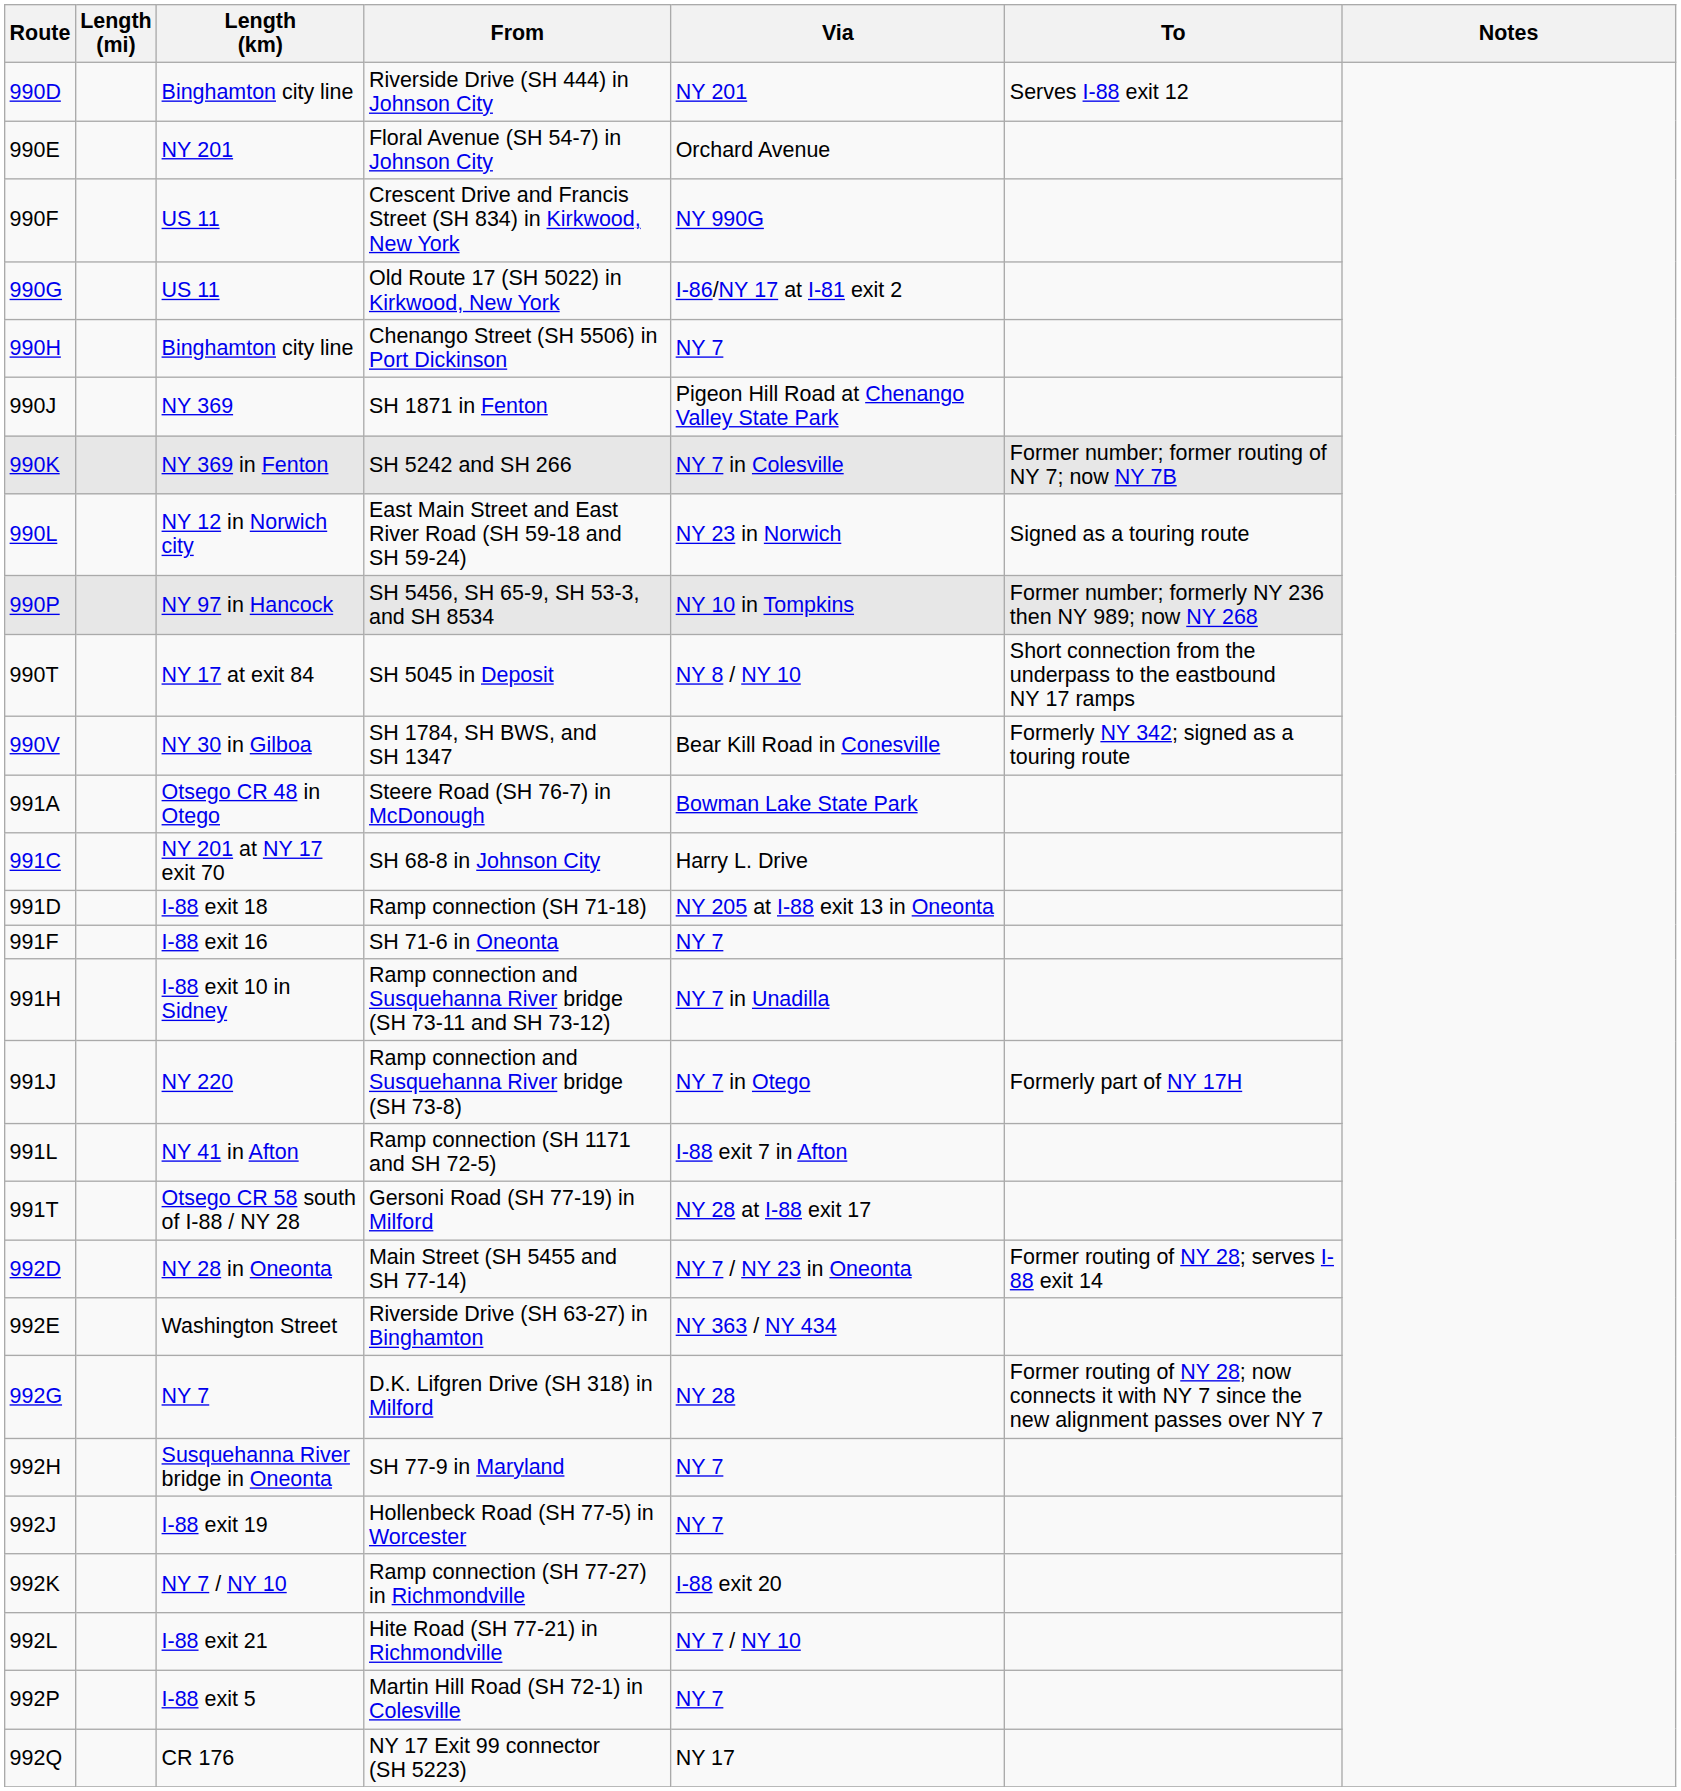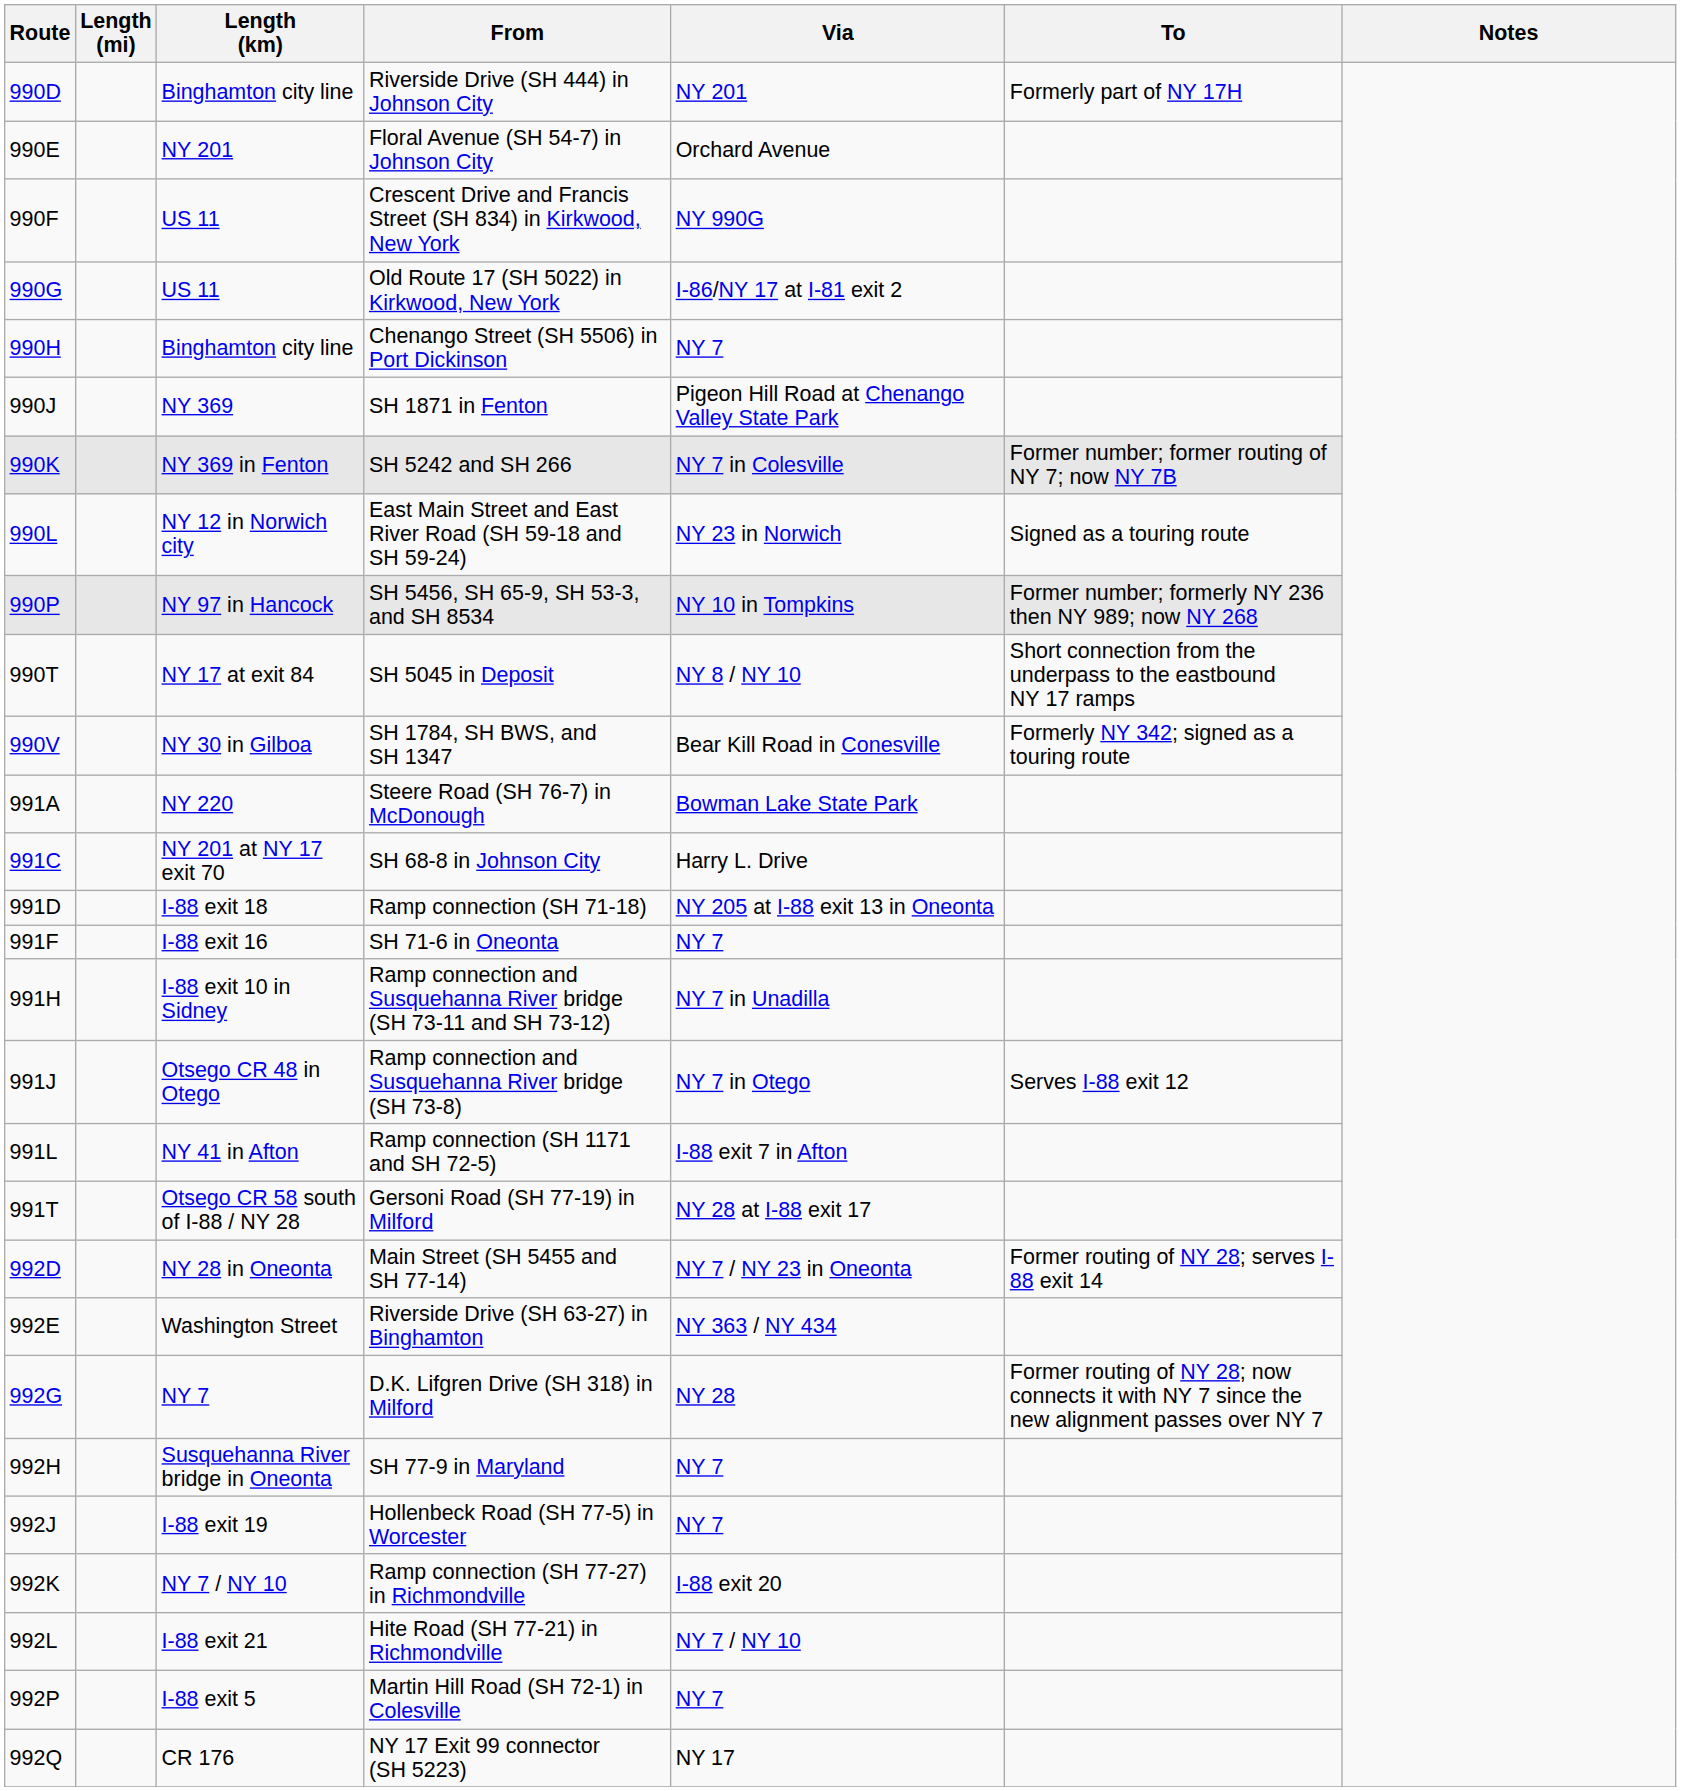(1099, 91) Serves I-88 exit 12 -> (1126, 91) Formerly part of NY 17H
(241, 803) Otsego CR 48 in Otego -> (197, 803) NY 220
(197, 1081) NY 220 -> (241, 1081) Otsego CR 48 in Otego
(1126, 1081) Formerly part of NY 17H -> (1099, 1081) Serves I-88 exit 12
